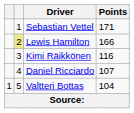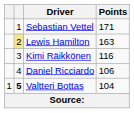(106, 41) 166 -> (106, 41) 163
(106, 71) 107 -> (106, 71) 106
(19, 85) normal -> (19, 85) bold
